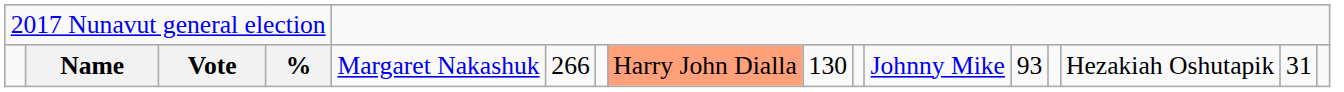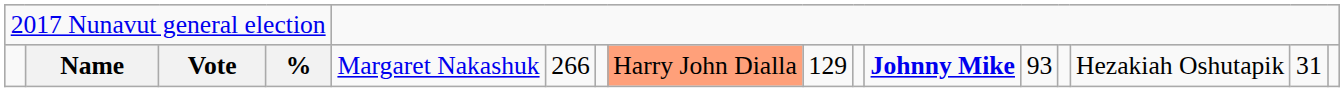(828, 65) 130 -> (828, 65) 129
(938, 65) normal -> (943, 65) bold
